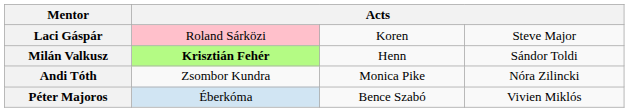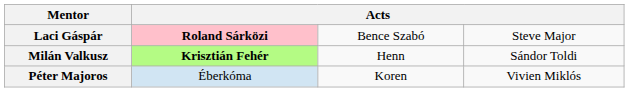(226, 35) normal -> (225, 35) bold
(392, 35) Koren -> (391, 35) Bence Szabó
- row: (68, 76)
(392, 96) Bence Szabó -> (391, 76) Koren
